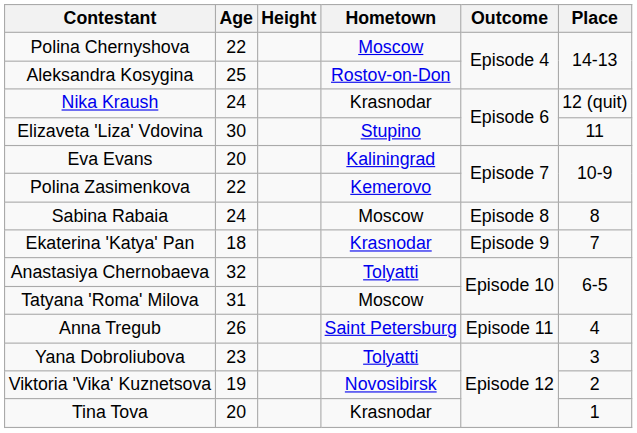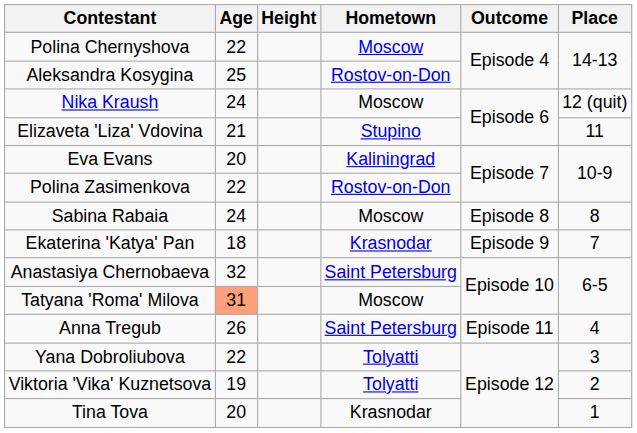(391, 103) Krasnodar -> (391, 103) Moscow
(236, 131) 30 -> (236, 131) 21
(391, 187) Kemerovo -> (391, 187) Rostov-on-Don
(391, 272) Tolyatti -> (391, 272) Saint Petersburg
(236, 300) no background -> (236, 300) lightsalmon background
(236, 356) 23 -> (236, 356) 22
(391, 384) Novosibirsk -> (391, 384) Tolyatti
